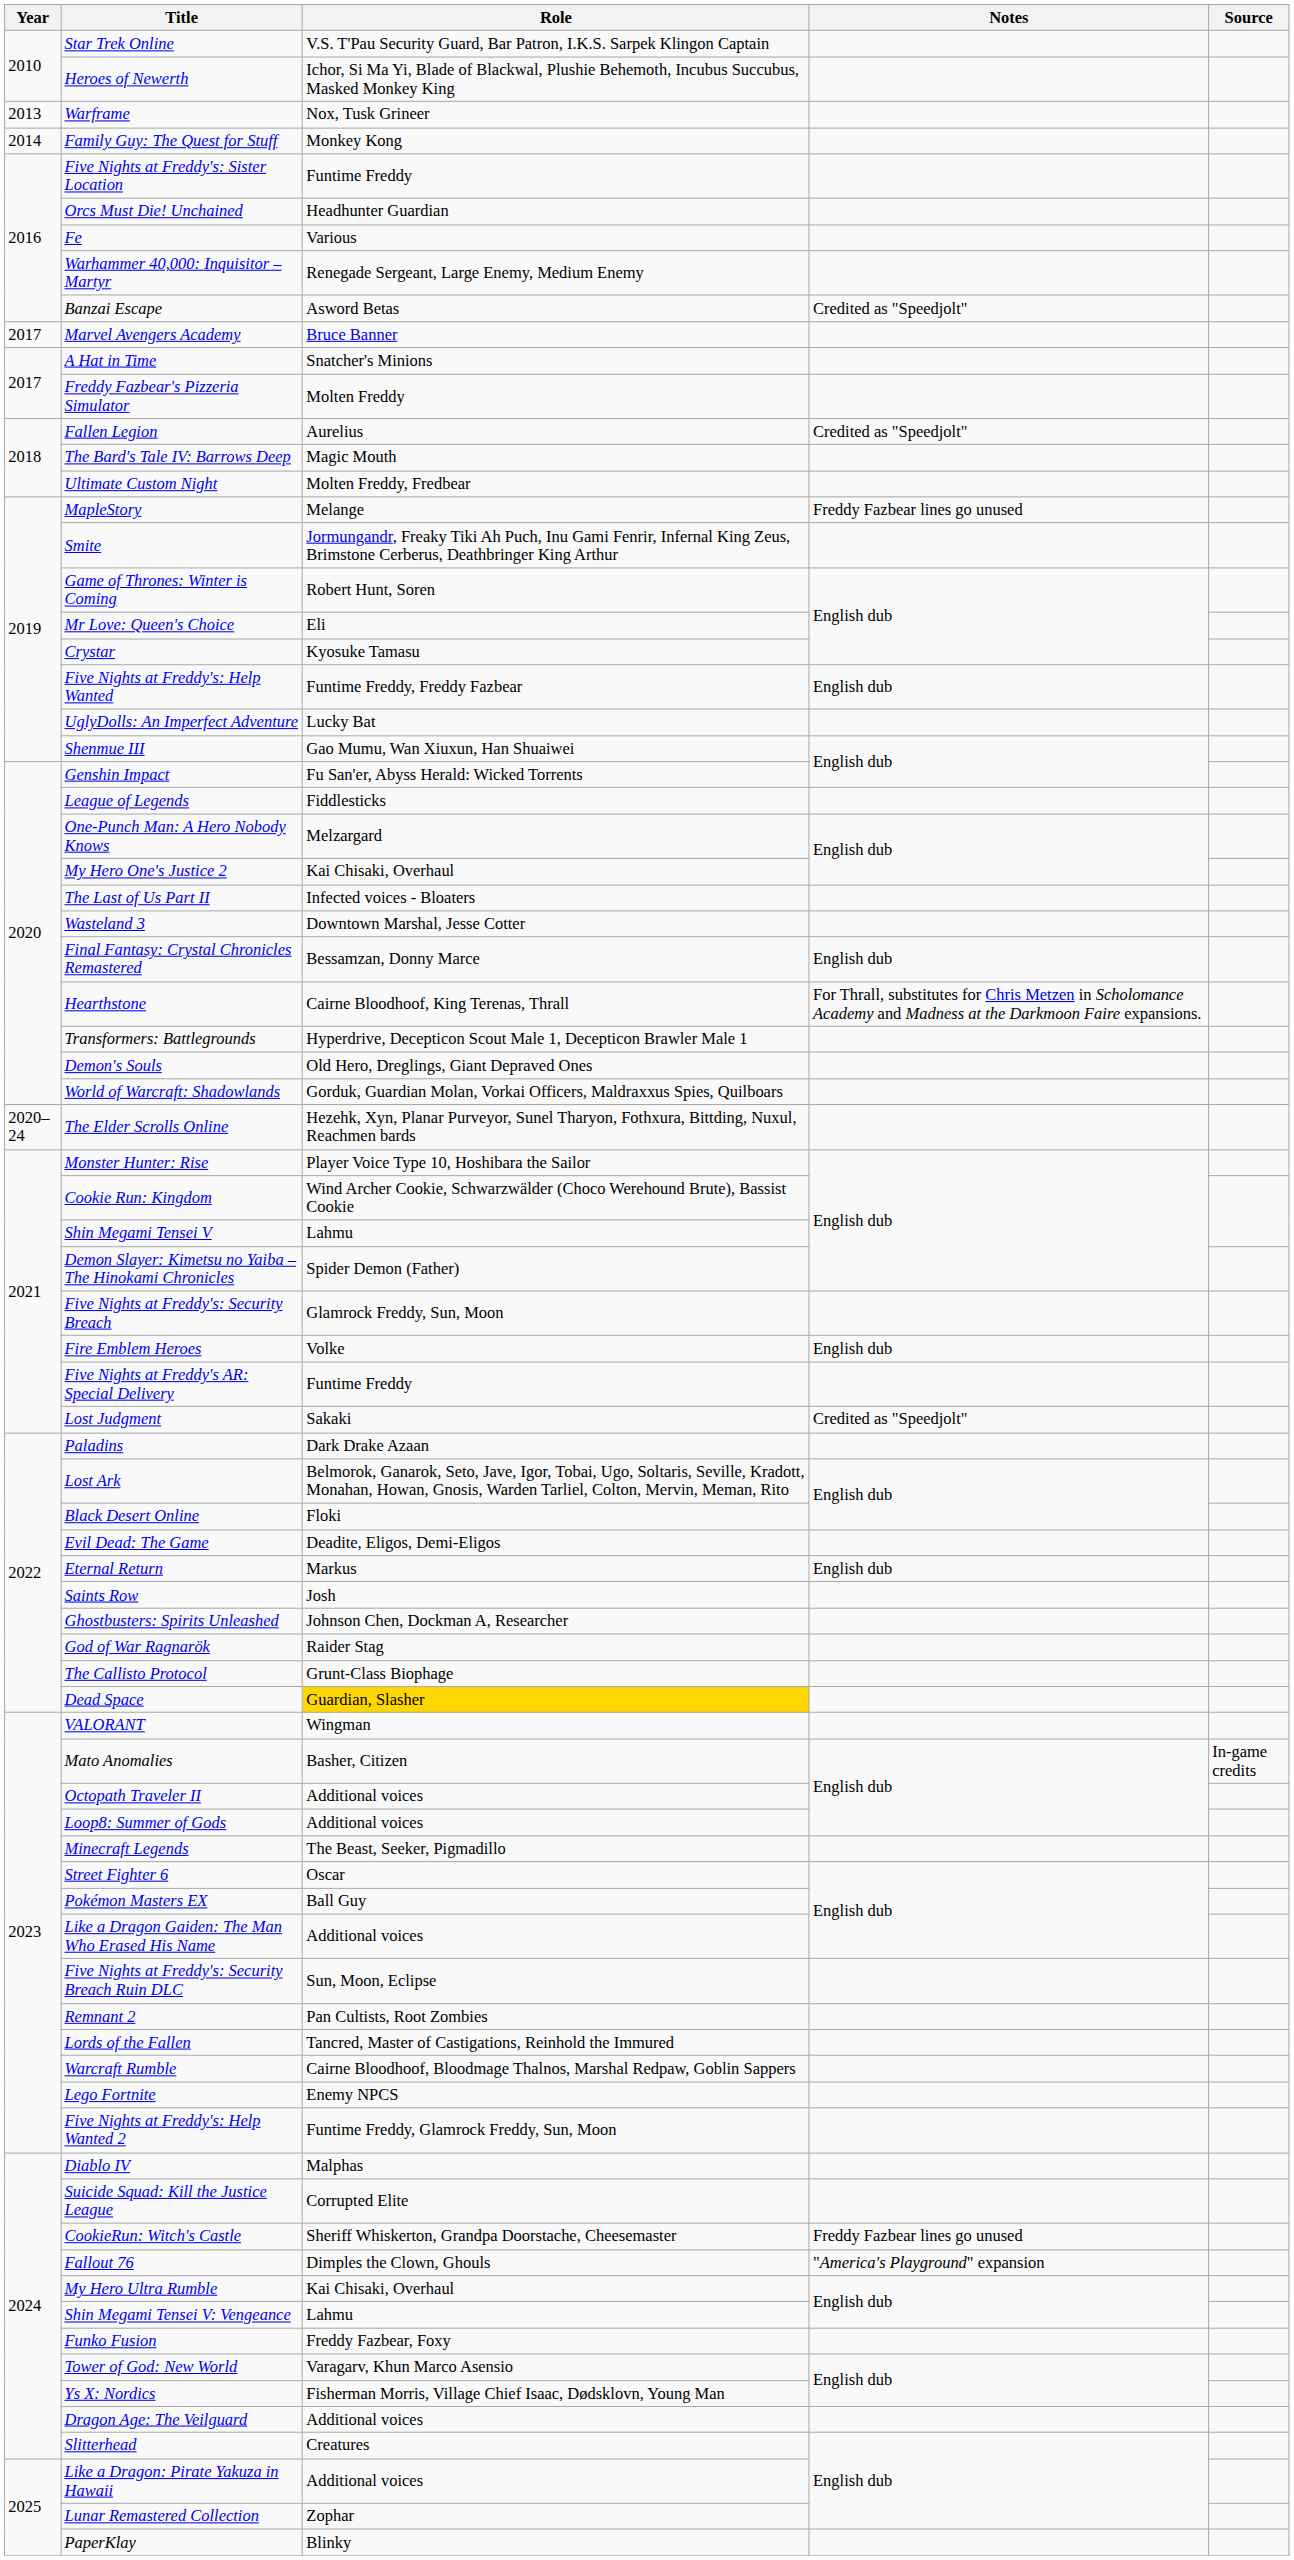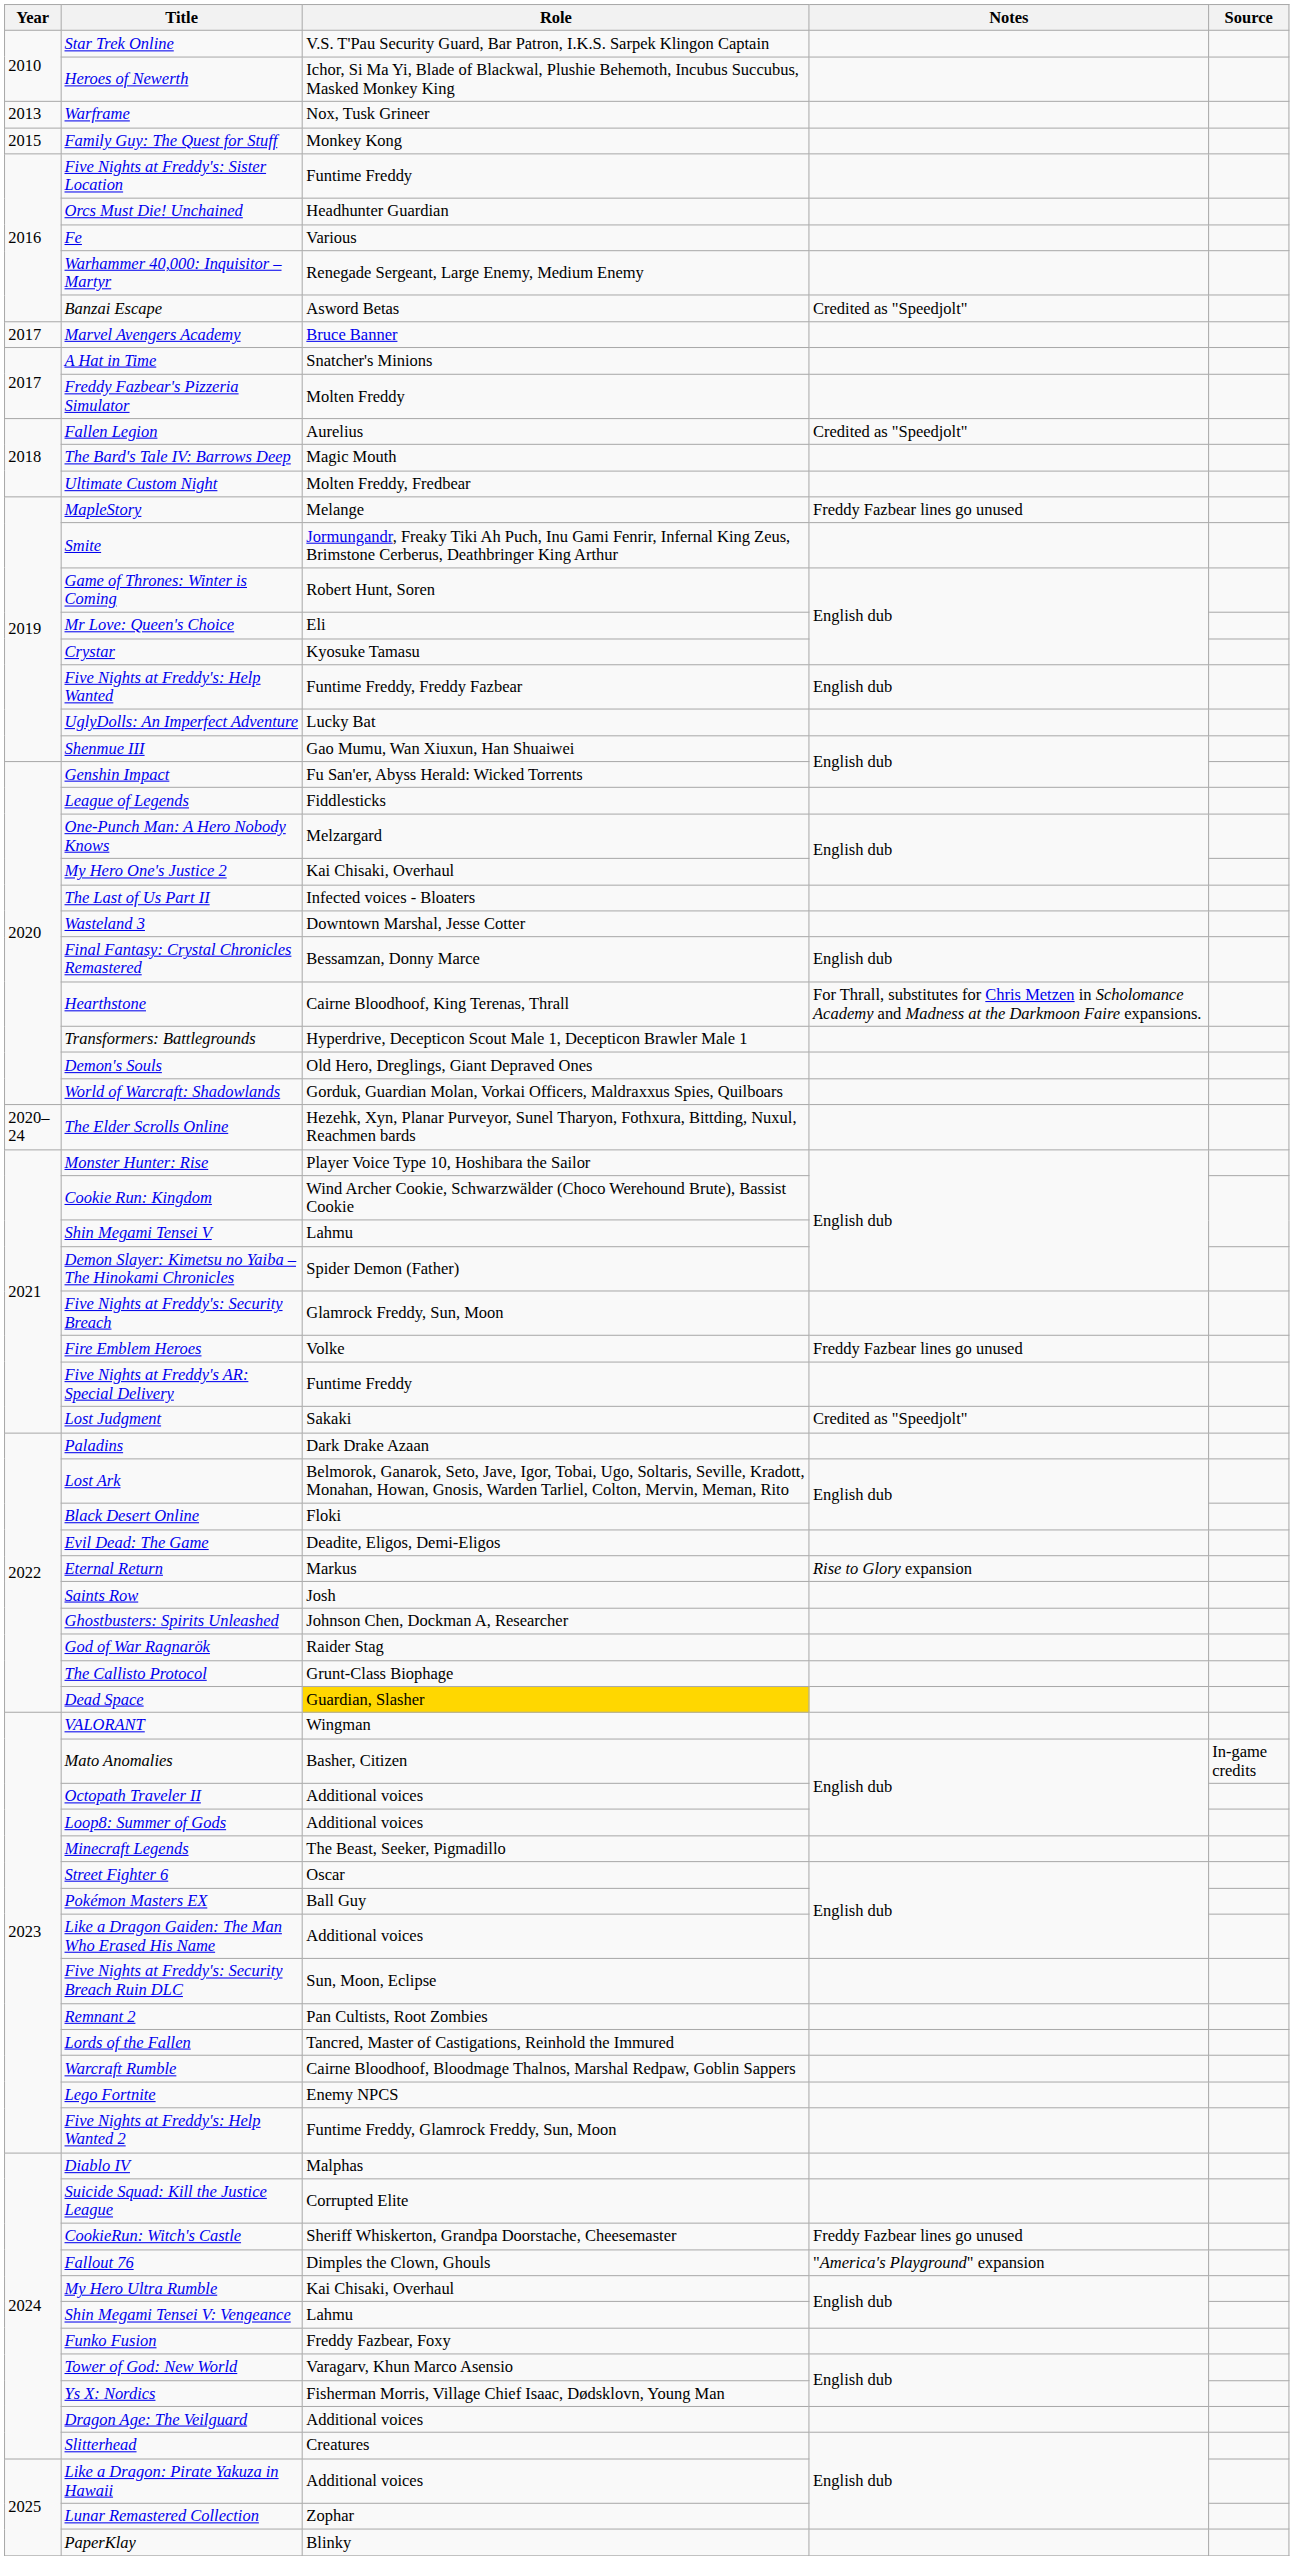(25, 140) 2014 -> (25, 140) 2015
(853, 1348) English dub -> (918, 1348) Freddy Fazbear lines go unused
(853, 1568) English dub -> (892, 1568) Rise to Glory expansion
